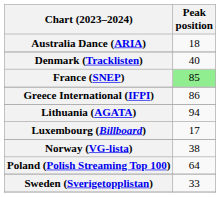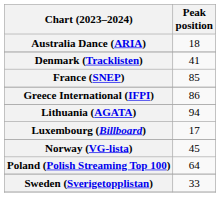(194, 60) 40 -> (194, 60) 41
(194, 78) lightgreen background -> (194, 78) no background
(194, 148) 38 -> (194, 148) 45
